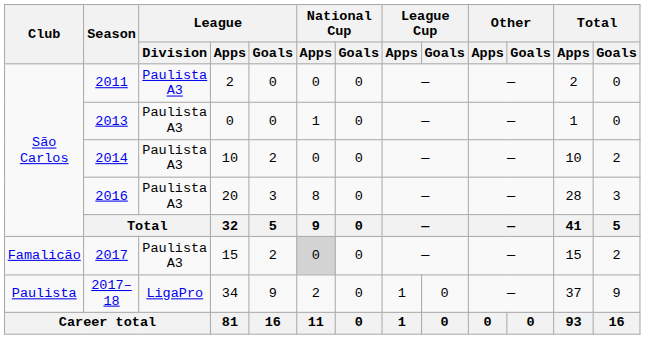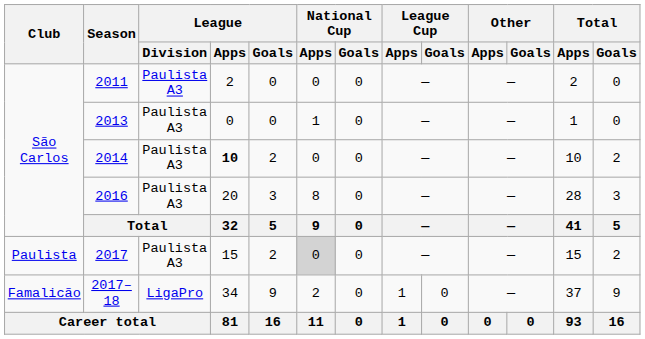(230, 158) normal -> (230, 158) bold
(44, 256) Famalicão -> (44, 256) Paulista
(44, 293) Paulista -> (44, 293) Famalicão
